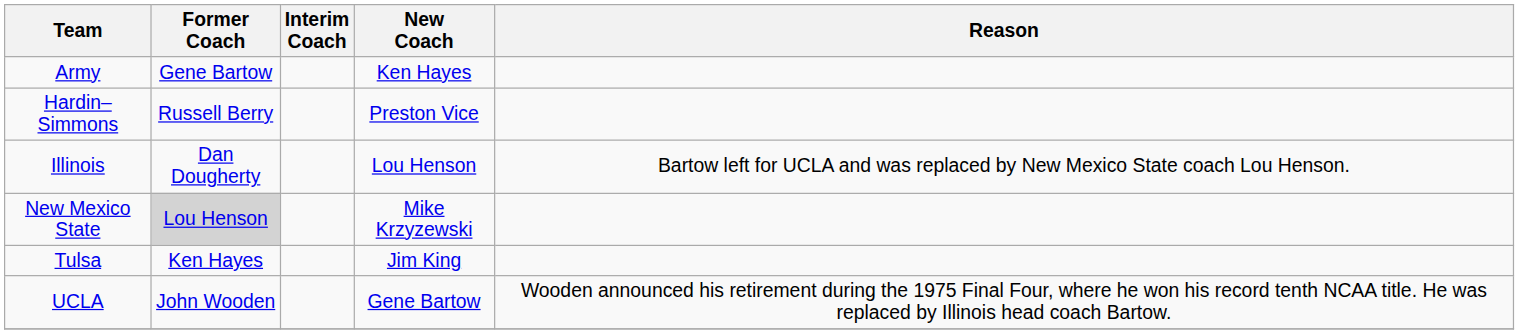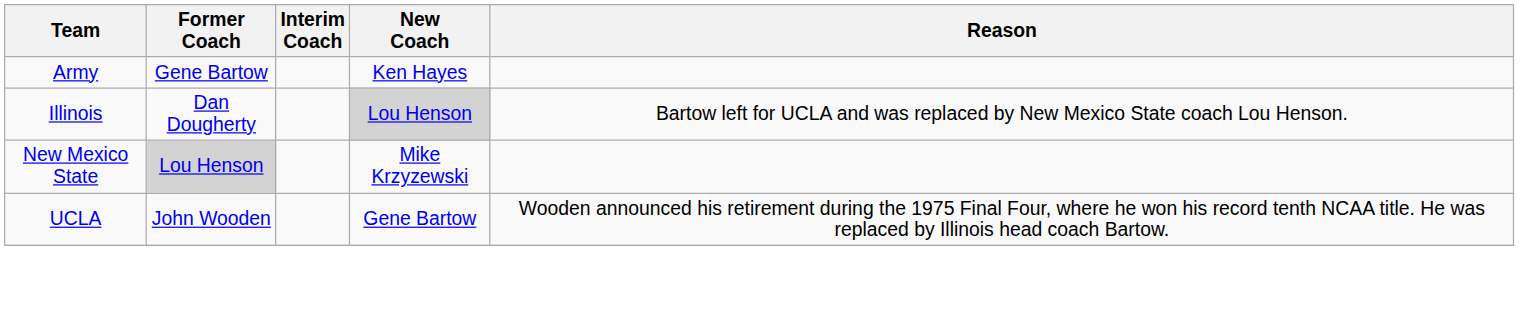- row: (78, 113)
(424, 166) no background -> (420, 113) lightgrey background
- row: (78, 260)
